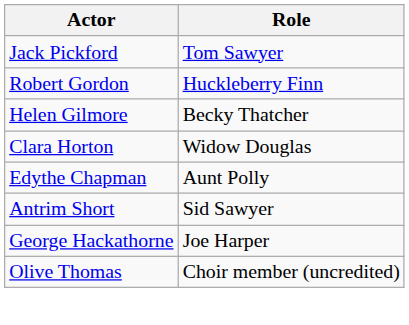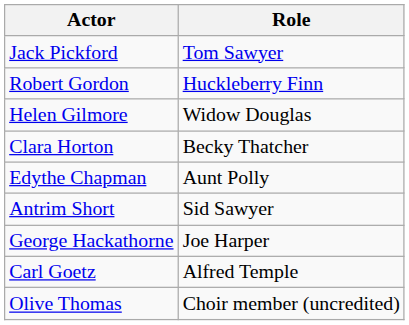(246, 114) Becky Thatcher -> (247, 114) Widow Douglas
(247, 146) Widow Douglas -> (246, 146) Becky Thatcher
+ row: (52, 271)
